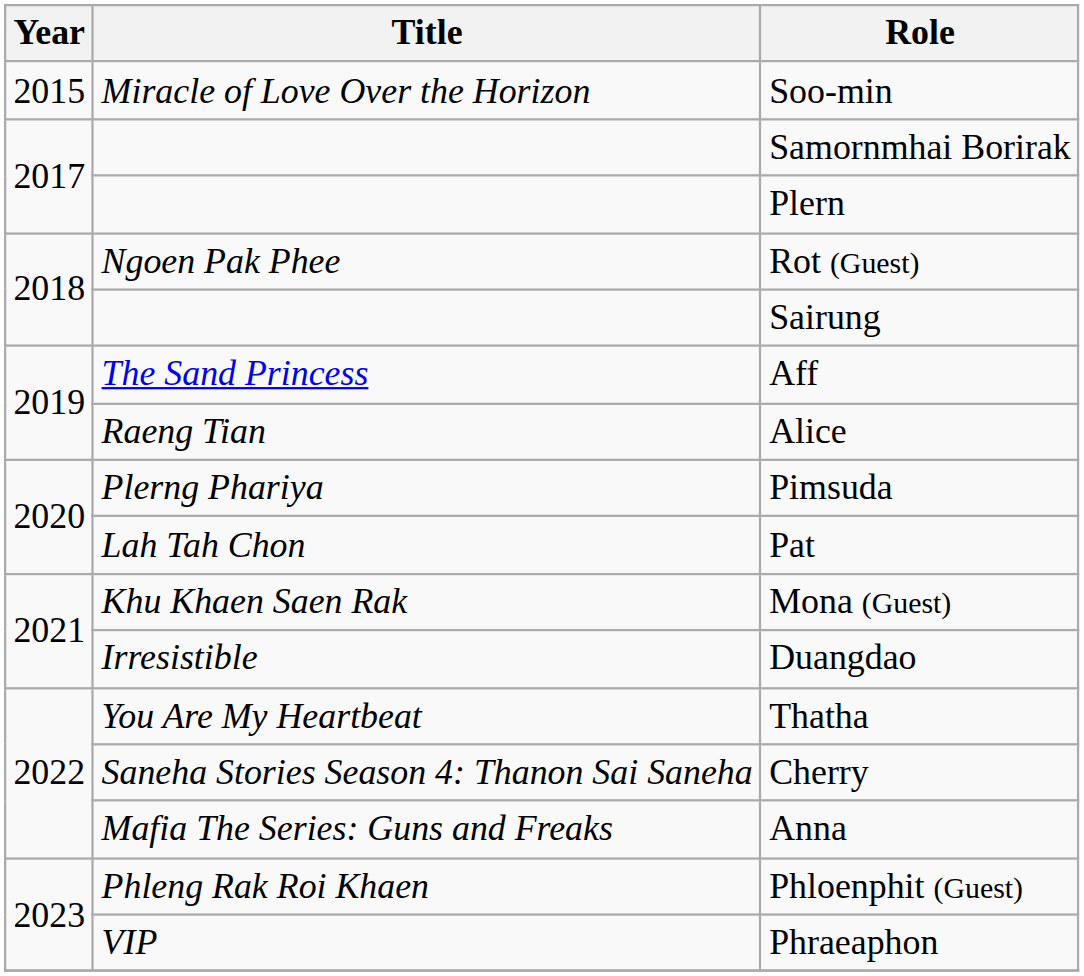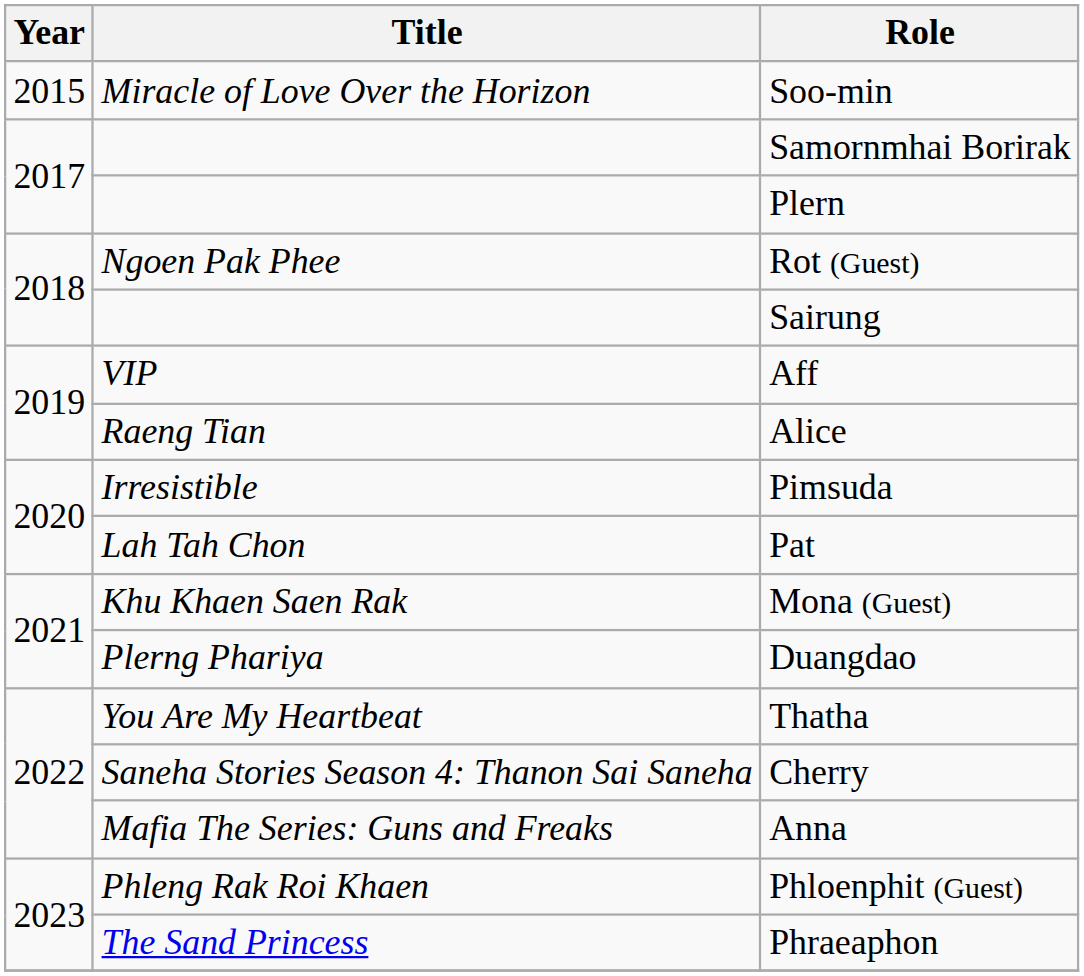(235, 373) The Sand Princess -> (129, 373) VIP
(213, 487) Plerng Phariya -> (180, 487) Irresistible
(180, 658) Irresistible -> (213, 658) Plerng Phariya
(129, 942) VIP -> (235, 942) The Sand Princess
